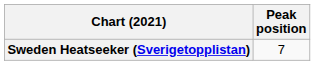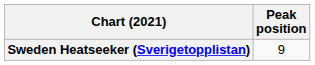(281, 49) 7 -> (281, 49) 9
